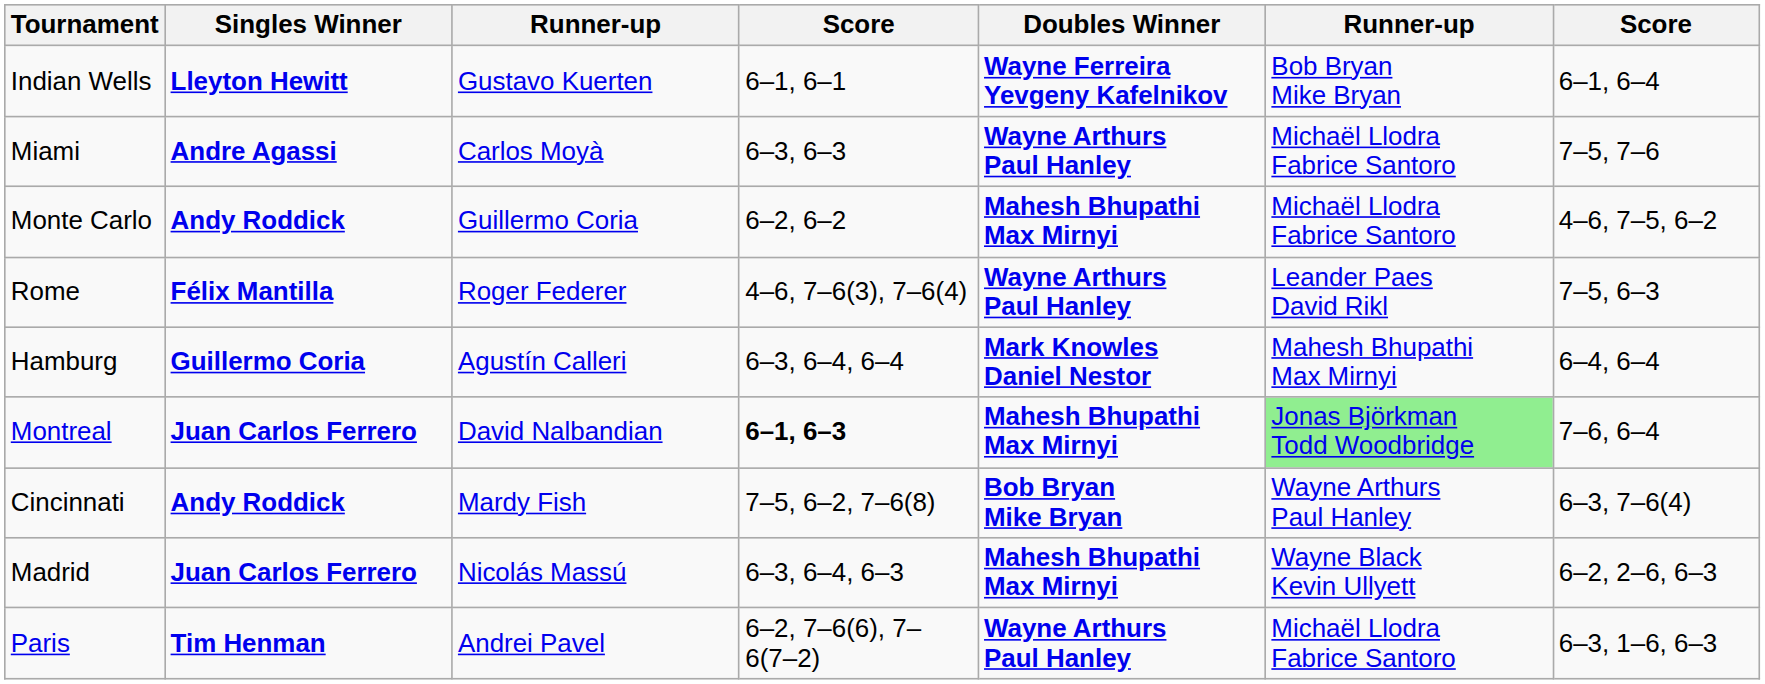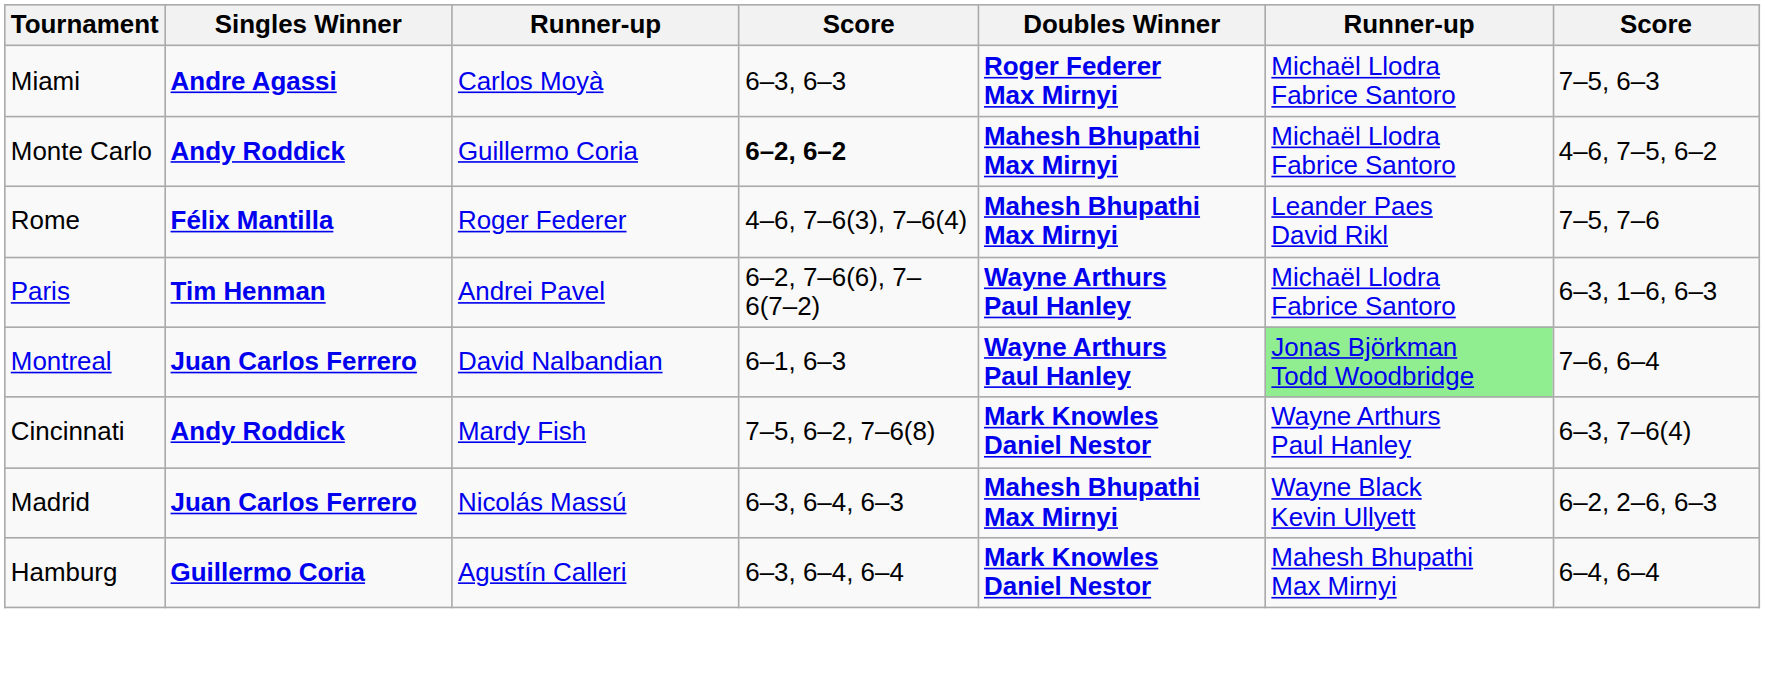- row: (81, 80)
(1075, 151) Wayne Arthurs Paul Hanley -> (1073, 80) Roger Federer Max Mirnyi
(1609, 151) 7–5, 7–6 -> (1609, 80) 7–5, 6–3
(796, 221) normal -> (796, 151) bold
(1075, 291) Wayne Arthurs Paul Hanley -> (1092, 221) Mahesh Bhupathi Max Mirnyi
(1609, 291) 7–5, 6–3 -> (1609, 221) 7–5, 7–6
rows swapped: (64, 361) <-> (40, 642)
(796, 432) bold -> (796, 361) normal
(1092, 432) Mahesh Bhupathi Max Mirnyi -> (1075, 361) Wayne Arthurs Paul Hanley
(1053, 502) Bob Bryan Mike Bryan -> (1071, 432) Mark Knowles Daniel Nestor
